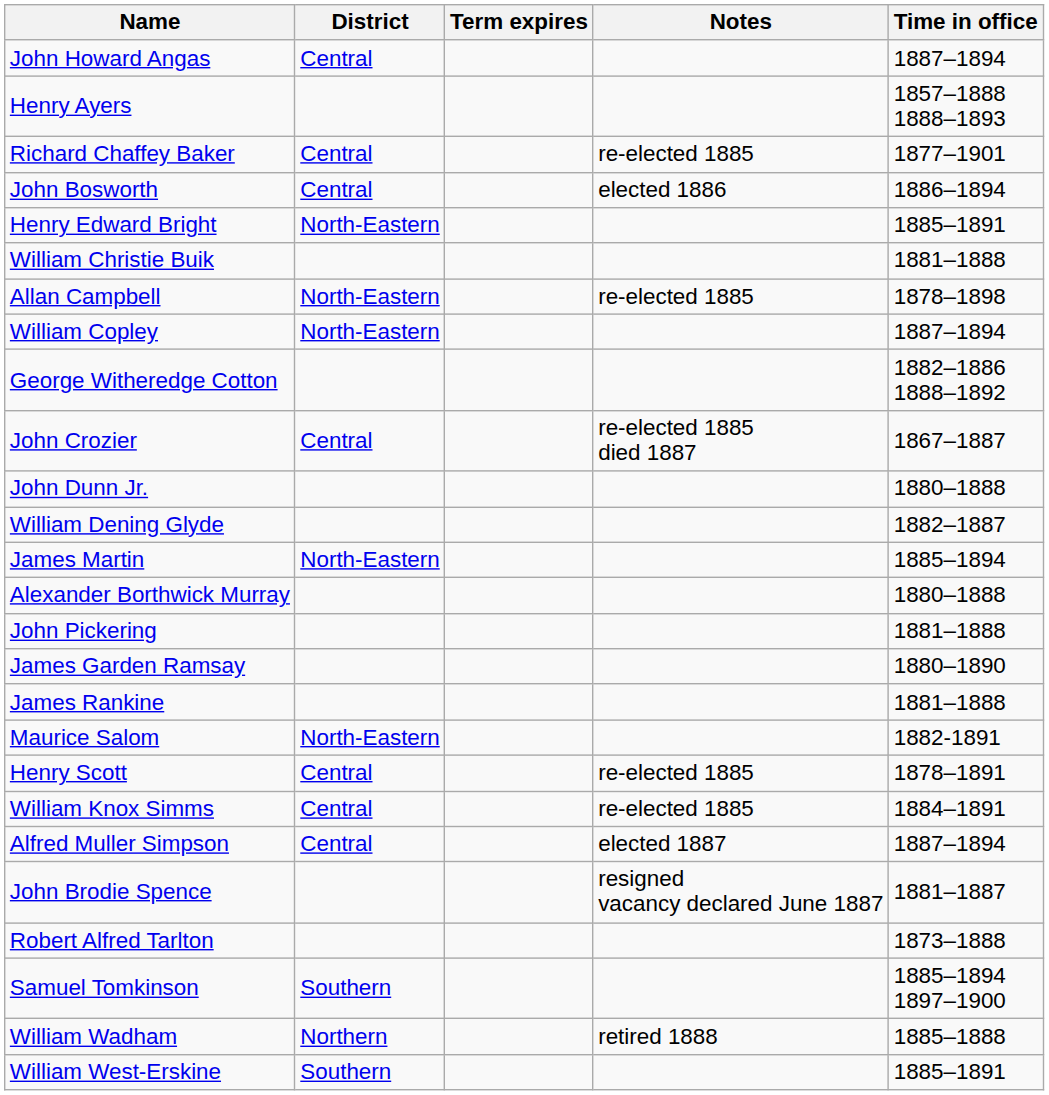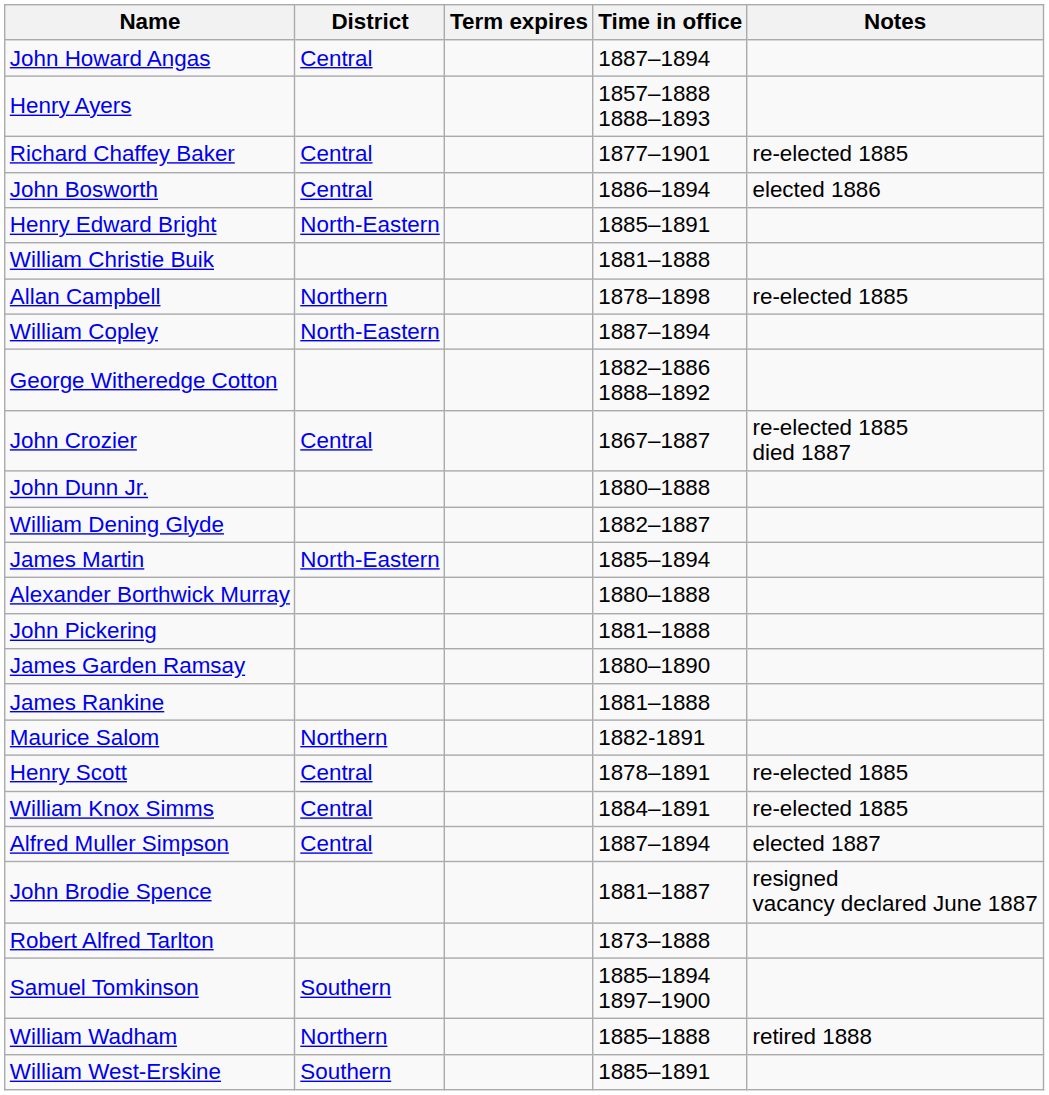columns swapped: (966, 22) <-> (741, 22)
(370, 296) North-Eastern -> (344, 296) Northern
(370, 737) North-Eastern -> (344, 737) Northern
